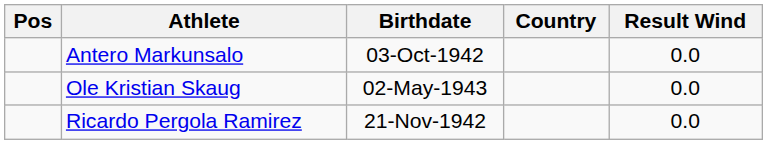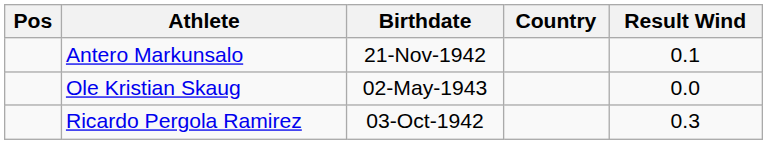(425, 54) 03-Oct-1942 -> (425, 54) 21-Nov-1942
(685, 54) 0.0 -> (685, 54) 0.1
(425, 121) 21-Nov-1942 -> (425, 121) 03-Oct-1942
(685, 121) 0.0 -> (685, 121) 0.3
